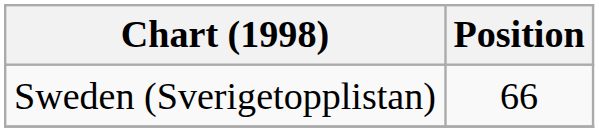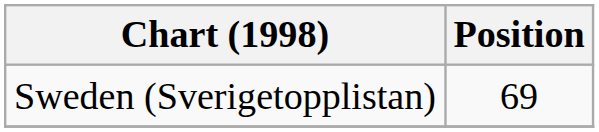(519, 95) 66 -> (519, 95) 69
